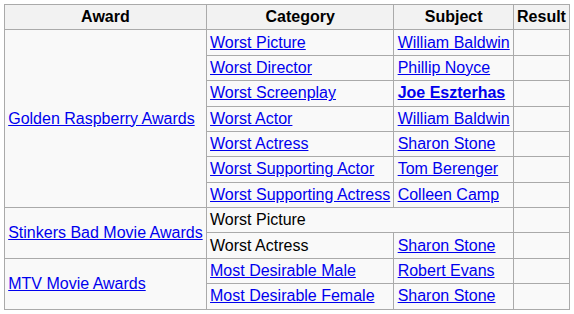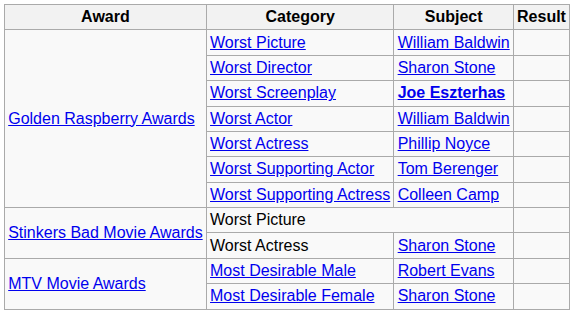(444, 67) Phillip Noyce -> (447, 67) Sharon Stone
(447, 144) Sharon Stone -> (444, 144) Phillip Noyce
